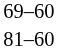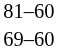rows swapped: (29, 39) <-> (29, 11)
